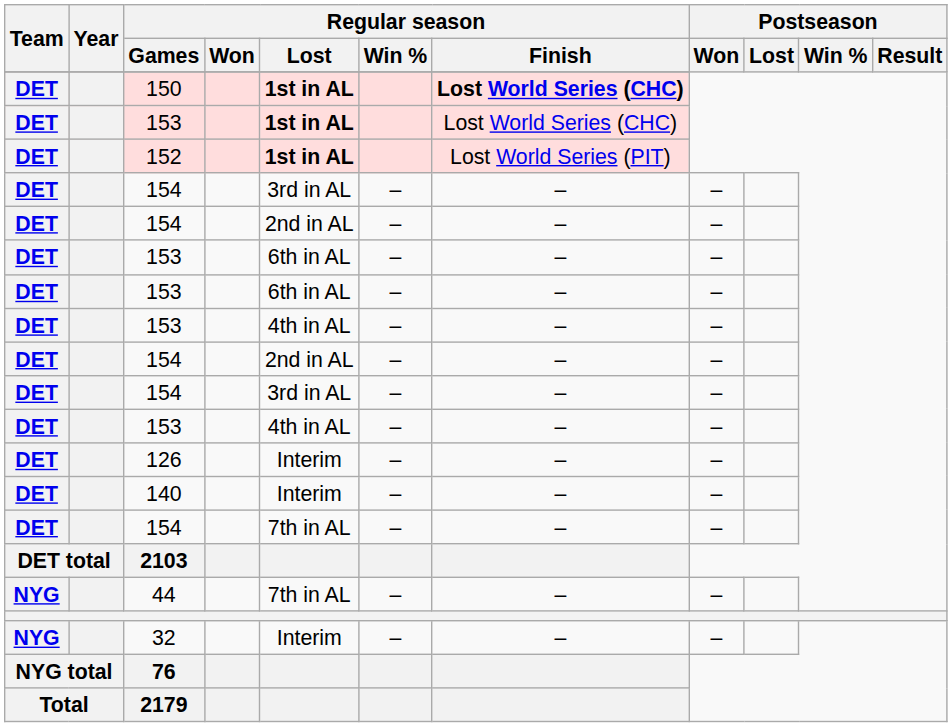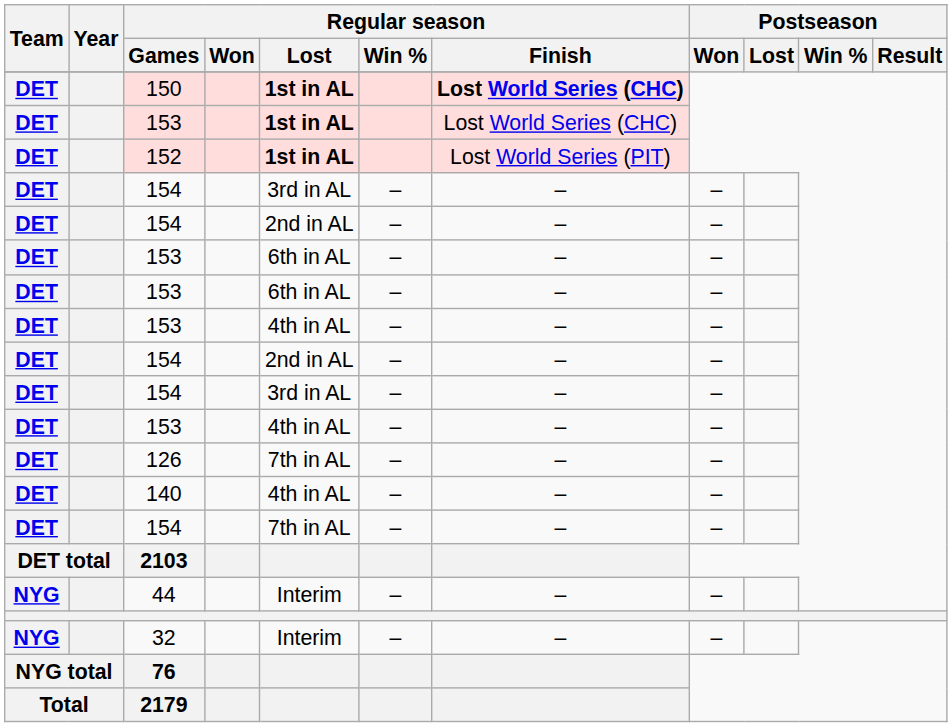(309, 460) Interim -> (309, 460) 7th in AL
(309, 493) Interim -> (309, 493) 4th in AL
(309, 594) 7th in AL -> (309, 594) Interim
